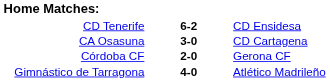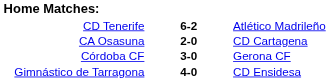(267, 26) CD Ensidesa -> (279, 26) Atlético Madrileño
(189, 41) 3-0 -> (189, 41) 2-0
(189, 56) 2-0 -> (189, 56) 3-0
(279, 72) Atlético Madrileño -> (267, 72) CD Ensidesa
